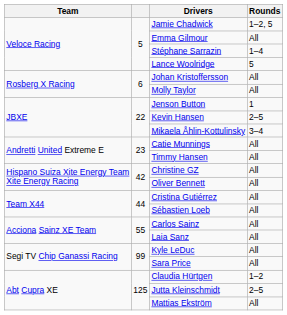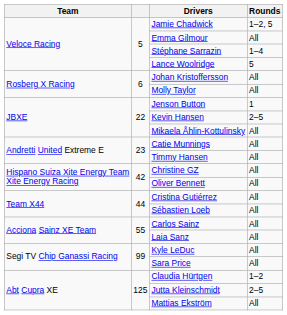(256, 130) 3–4 -> (254, 130) All
